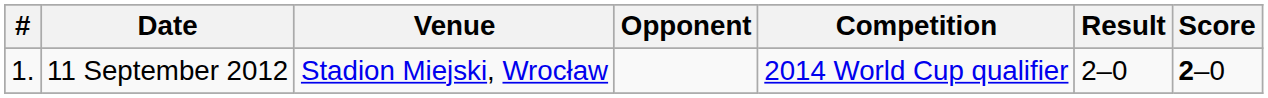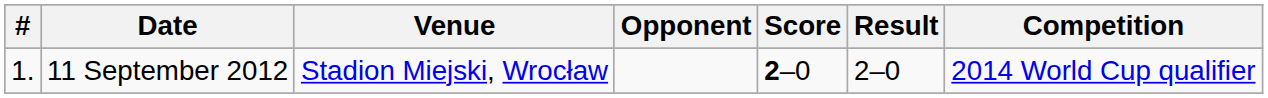columns swapped: (1217, 26) <-> (916, 26)
